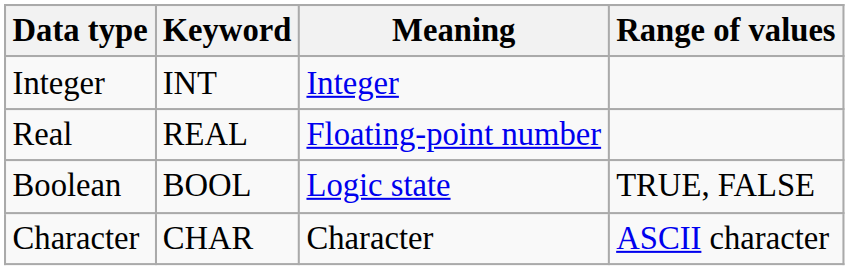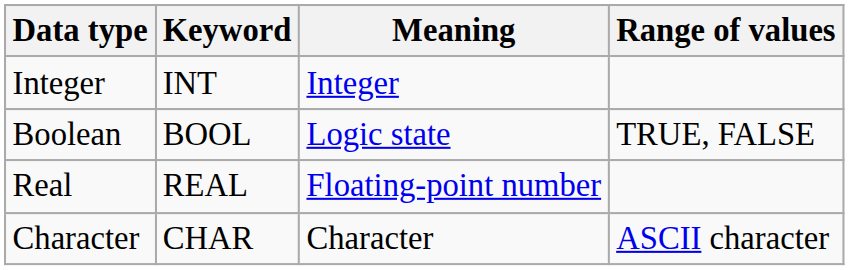rows swapped: (42, 133) <-> (67, 185)
